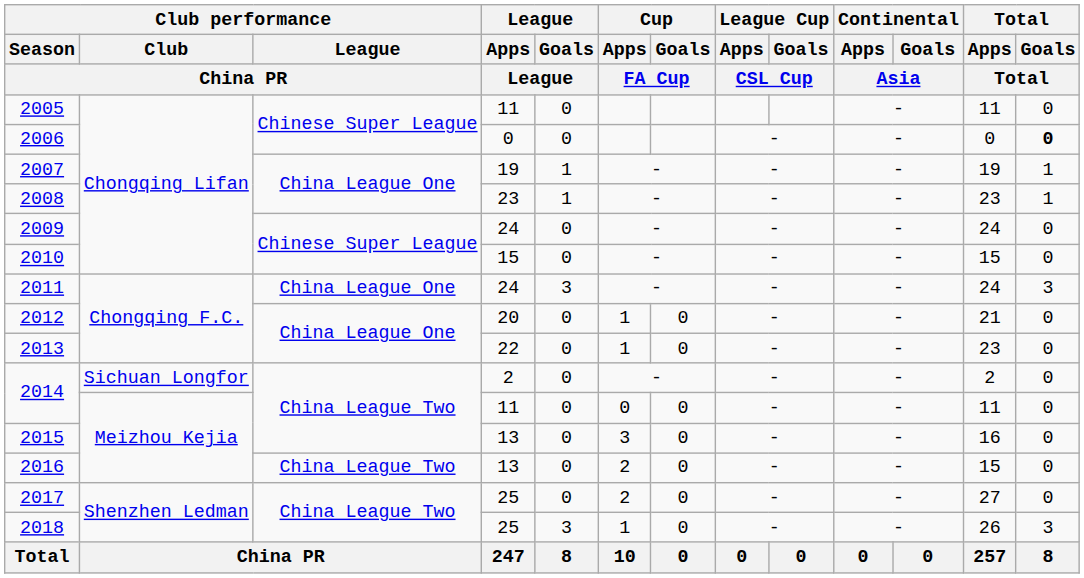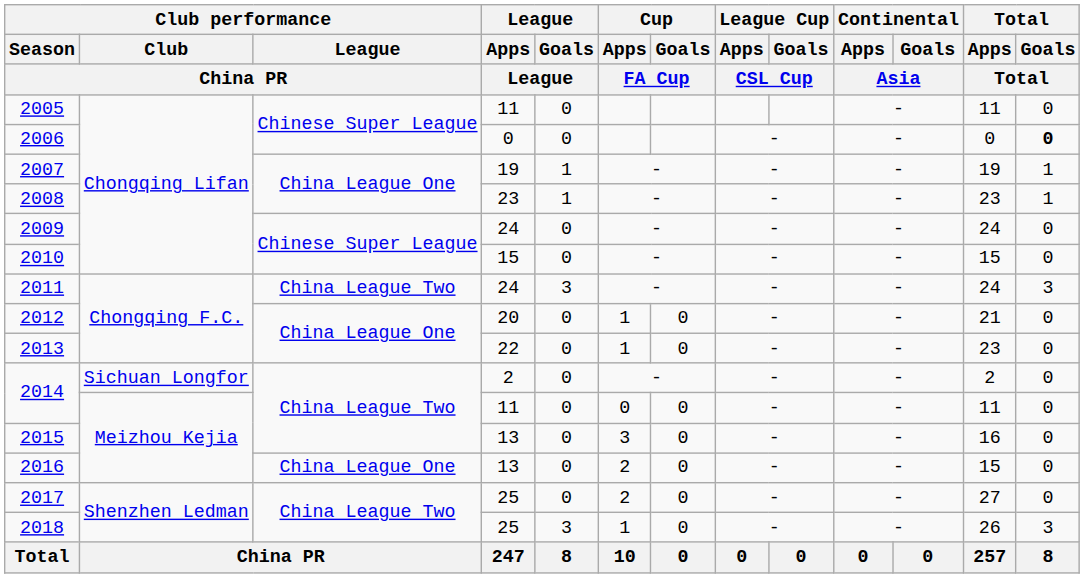(368, 289) China League One -> (368, 289) China League Two
(368, 468) China League Two -> (368, 468) China League One
